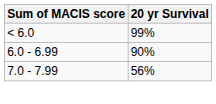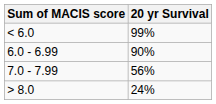+ row: (21, 90)
